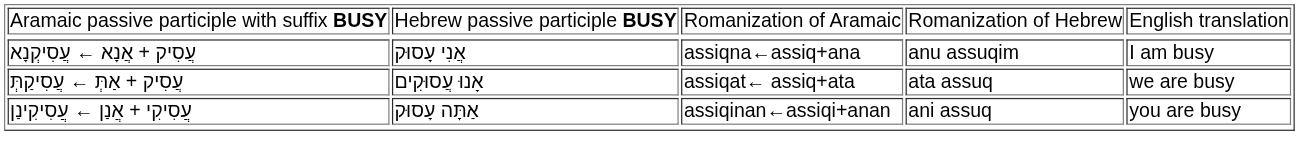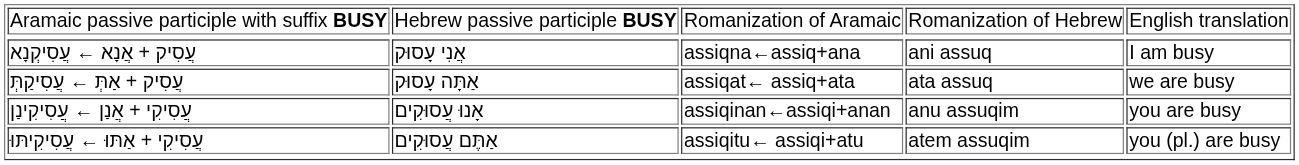(964, 52) anu assuqim -> (950, 52) ani assuq
(439, 81) אָנוּ עֲסוּקִים -> (437, 81) אַתָּה עָסוּק
(437, 111) אַתָּה עָסוּק -> (439, 111) אָנוּ עֲסוּקִים
(950, 111) ani assuq -> (964, 111) anu assuqim
+ row: (107, 140)
